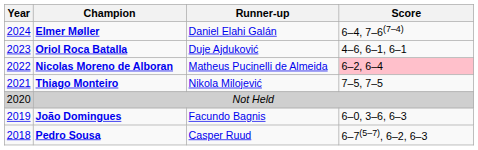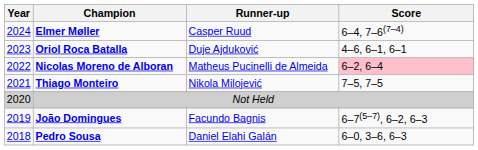(233, 31) Daniel Elahi Galán -> (220, 31) Casper Ruud
(374, 117) 6–0, 3–6, 6–3 -> (384, 118) 6–7(5–7), 6–2, 6–3
(220, 135) Casper Ruud -> (233, 137) Daniel Elahi Galán
(384, 135) 6–7(5–7), 6–2, 6–3 -> (374, 137) 6–0, 3–6, 6–3
